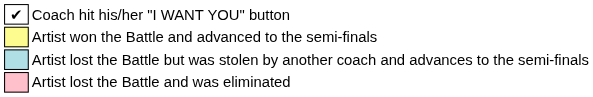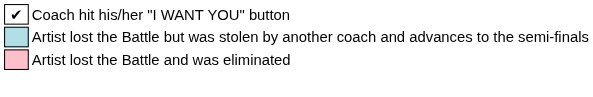- row: (204, 37)
